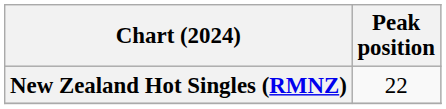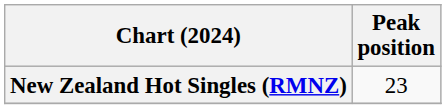(396, 84) 22 -> (396, 84) 23
